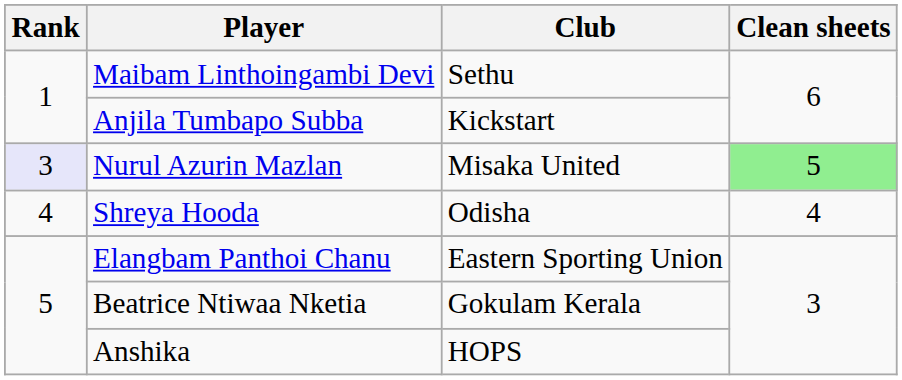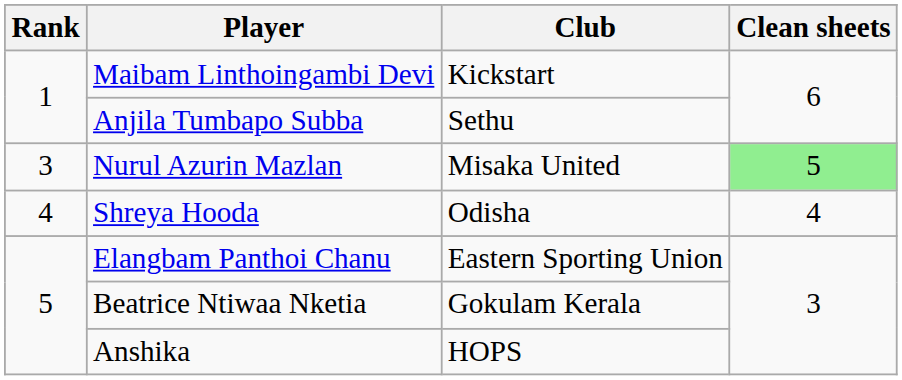(481, 73) Sethu -> (501, 73) Kickstart
(501, 119) Kickstart -> (481, 119) Sethu
(46, 166) lavender background -> (46, 166) no background
